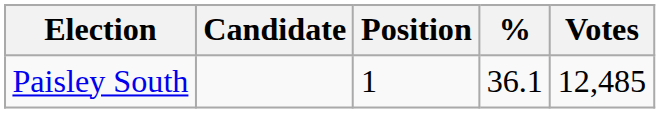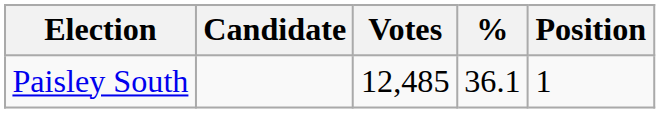columns swapped: (602, 30) <-> (416, 30)
